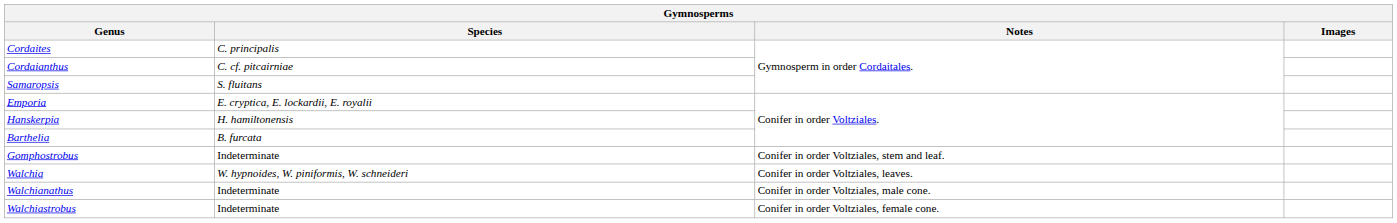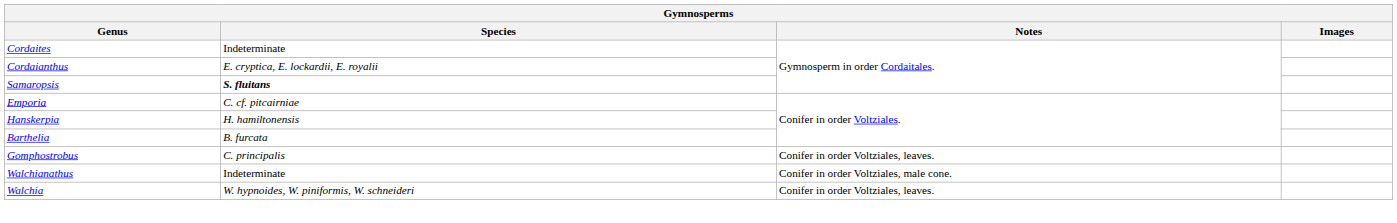(248, 48) C. principalis -> (254, 48) Indeterminate
(255, 66) C. cf. pitcairniae -> (301, 66) E. cryptica, E. lockardii, E. royalii
(240, 84) normal -> (247, 84) bold
(294, 102) E. cryptica, E. lockardii, E. royalii -> (261, 102) C. cf. pitcairniae
(248, 155) Indeterminate -> (254, 155) C. principalis
(851, 155) Conifer in order Voltziales, stem and leaf. -> (857, 155) Conifer in order Voltziales, leaves.
rows swapped: (25, 173) <-> (40, 191)
- row: (41, 208)
